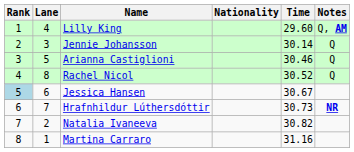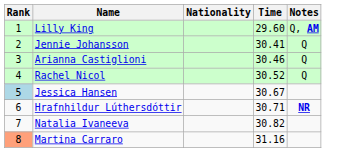- column: (47, 12)
(298, 44) 30.14 -> (270, 44) 30.41
(298, 108) 30.73 -> (270, 108) 30.71
(18, 139) no background -> (18, 139) lightsalmon background
